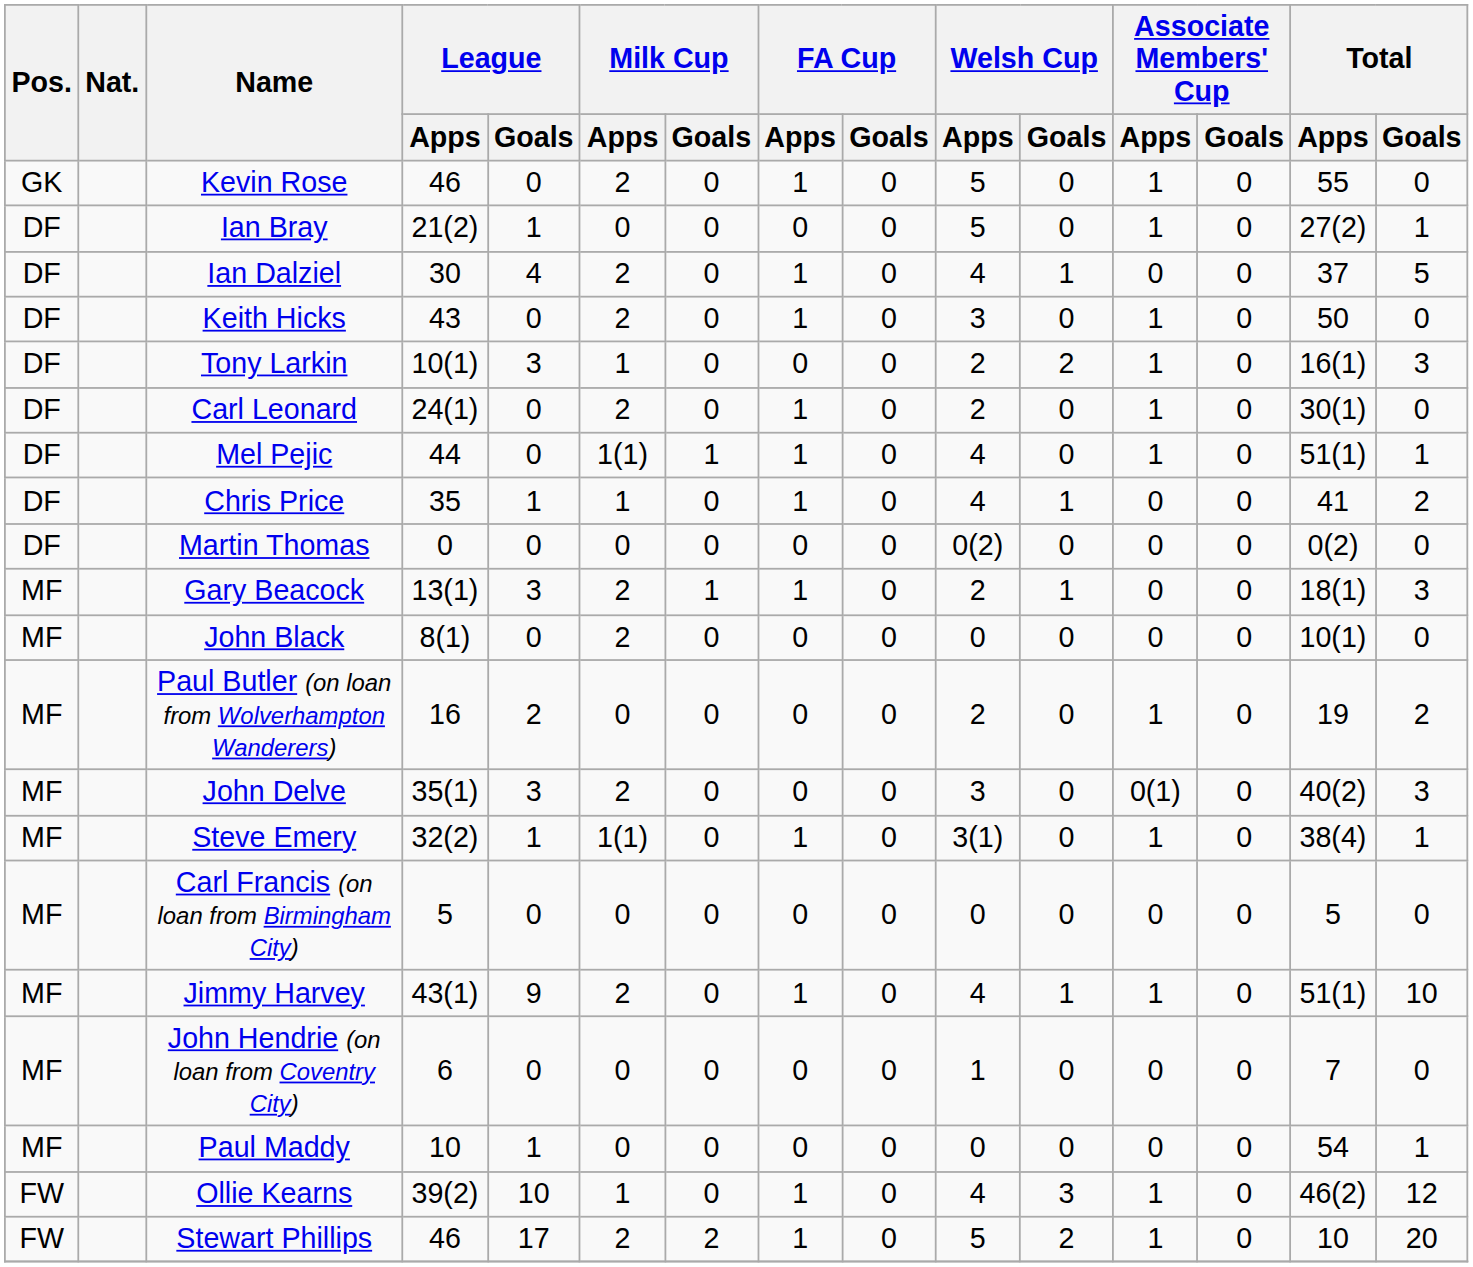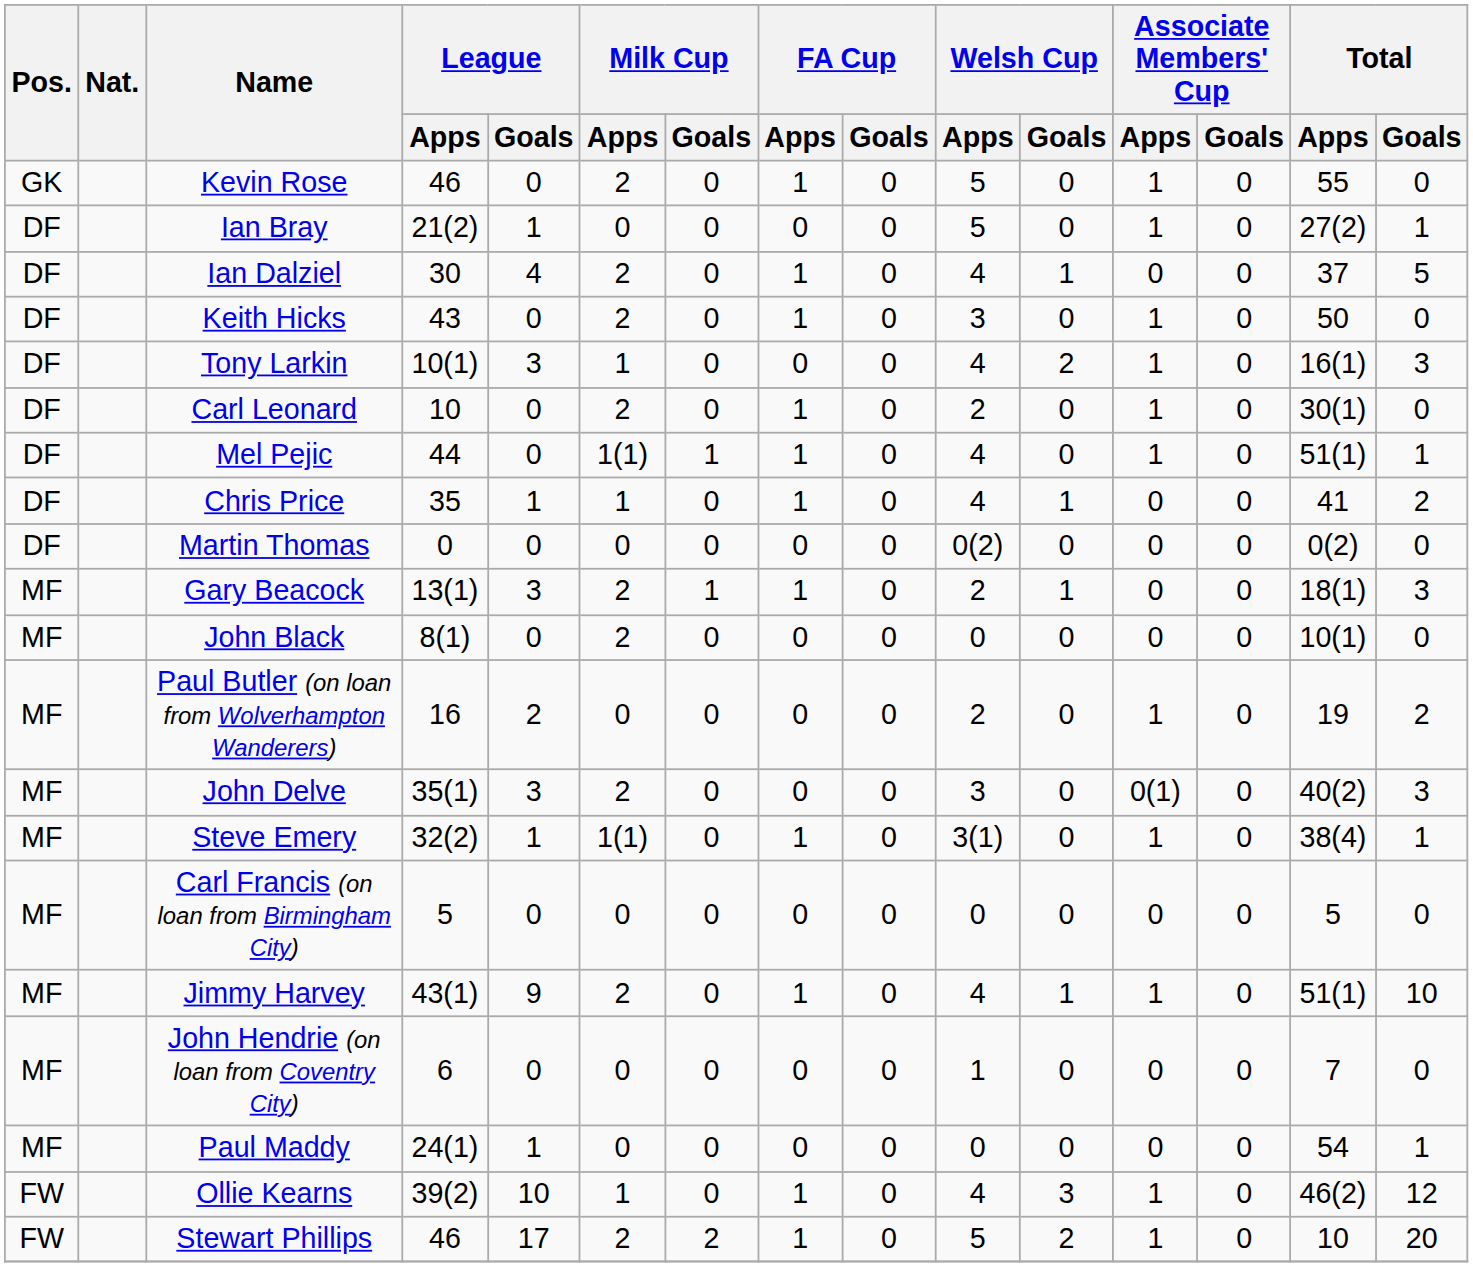(978, 364) 2 -> (978, 364) 4
(445, 409) 24(1) -> (445, 409) 10
(445, 1147) 10 -> (445, 1147) 24(1)
